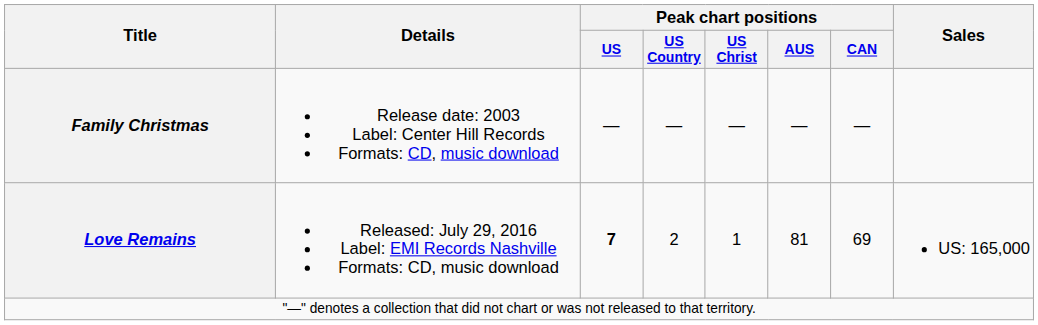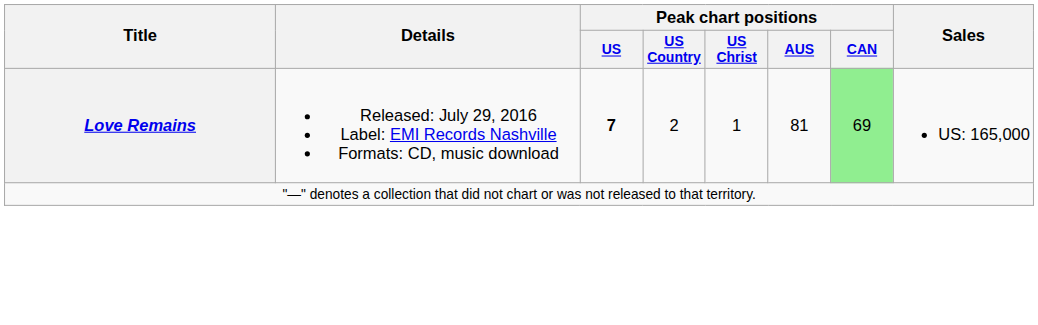- row: (140, 125)
(862, 240) no background -> (862, 125) lightgreen background
